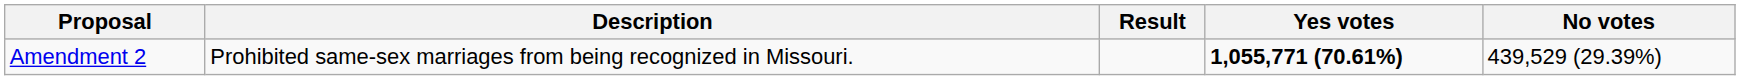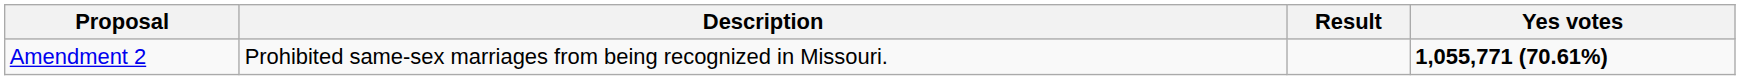- column: (1609, 21)
